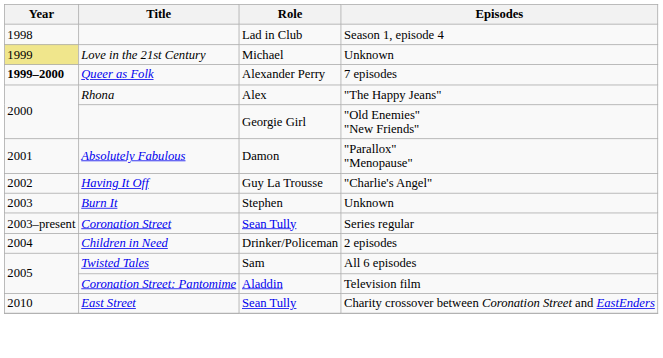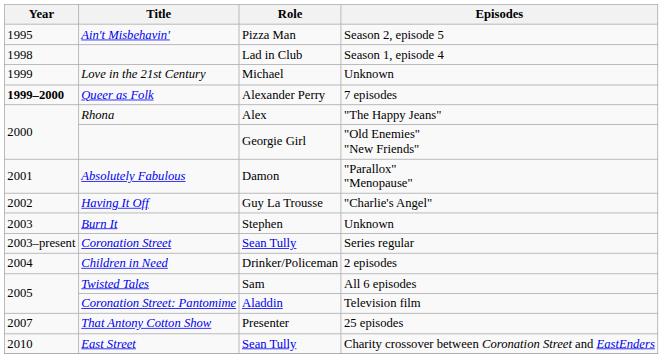+ row: (126, 34)
(20, 54) khaki background -> (20, 74) no background
+ row: (146, 323)
